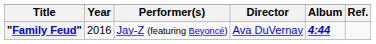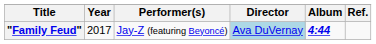(99, 30) 2016 -> (99, 30) 2017
(268, 30) no background -> (268, 30) lightblue background
